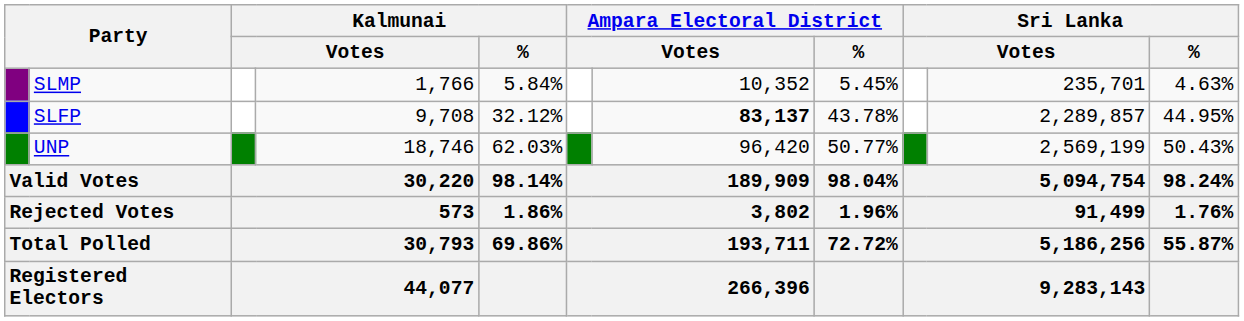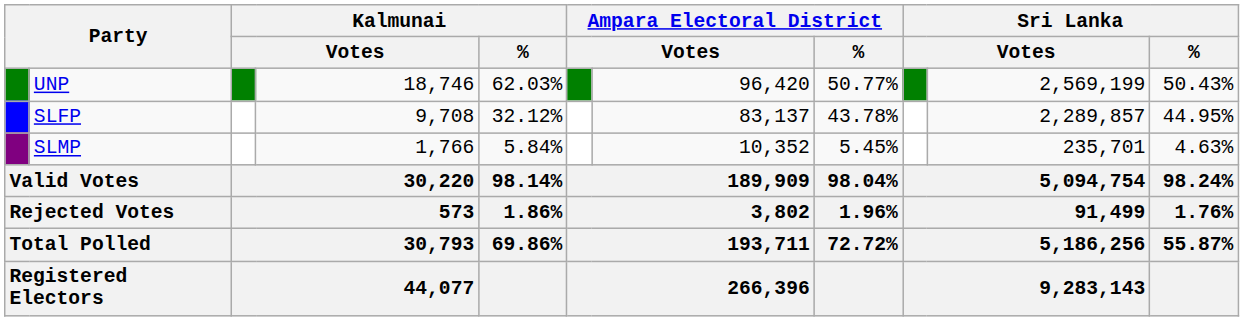rows swapped: (52, 149) <-> (57, 85)
(774, 117) bold -> (774, 117) normal
